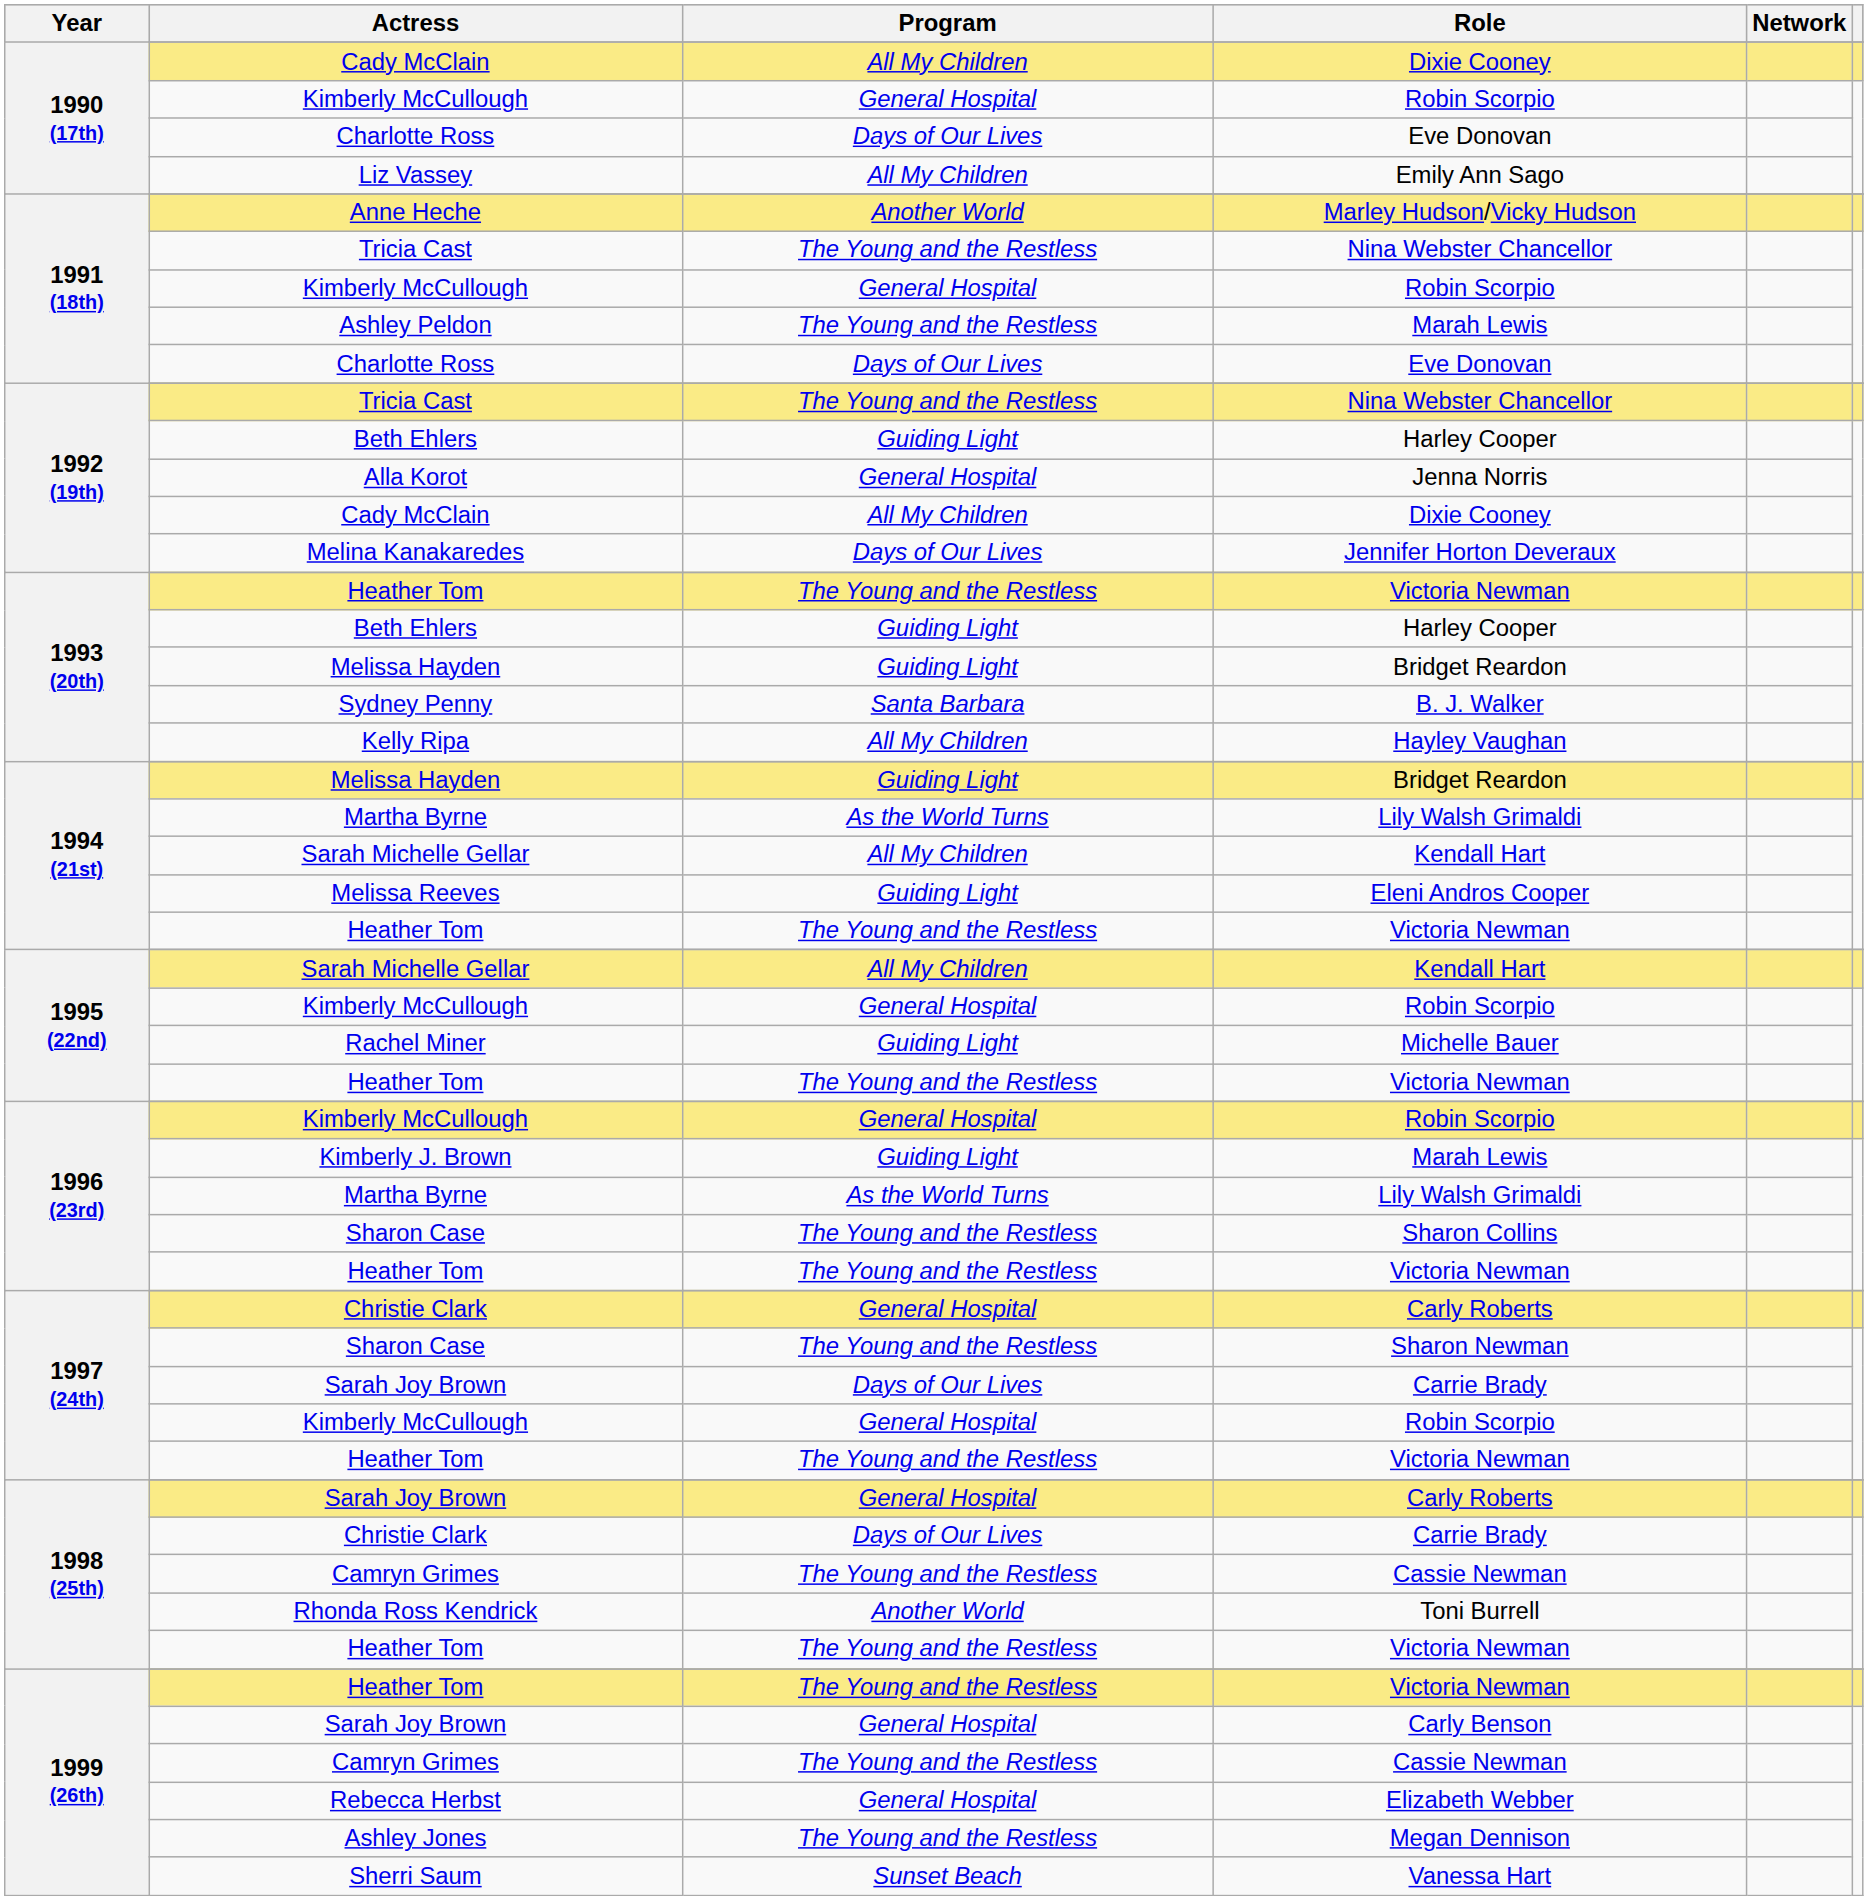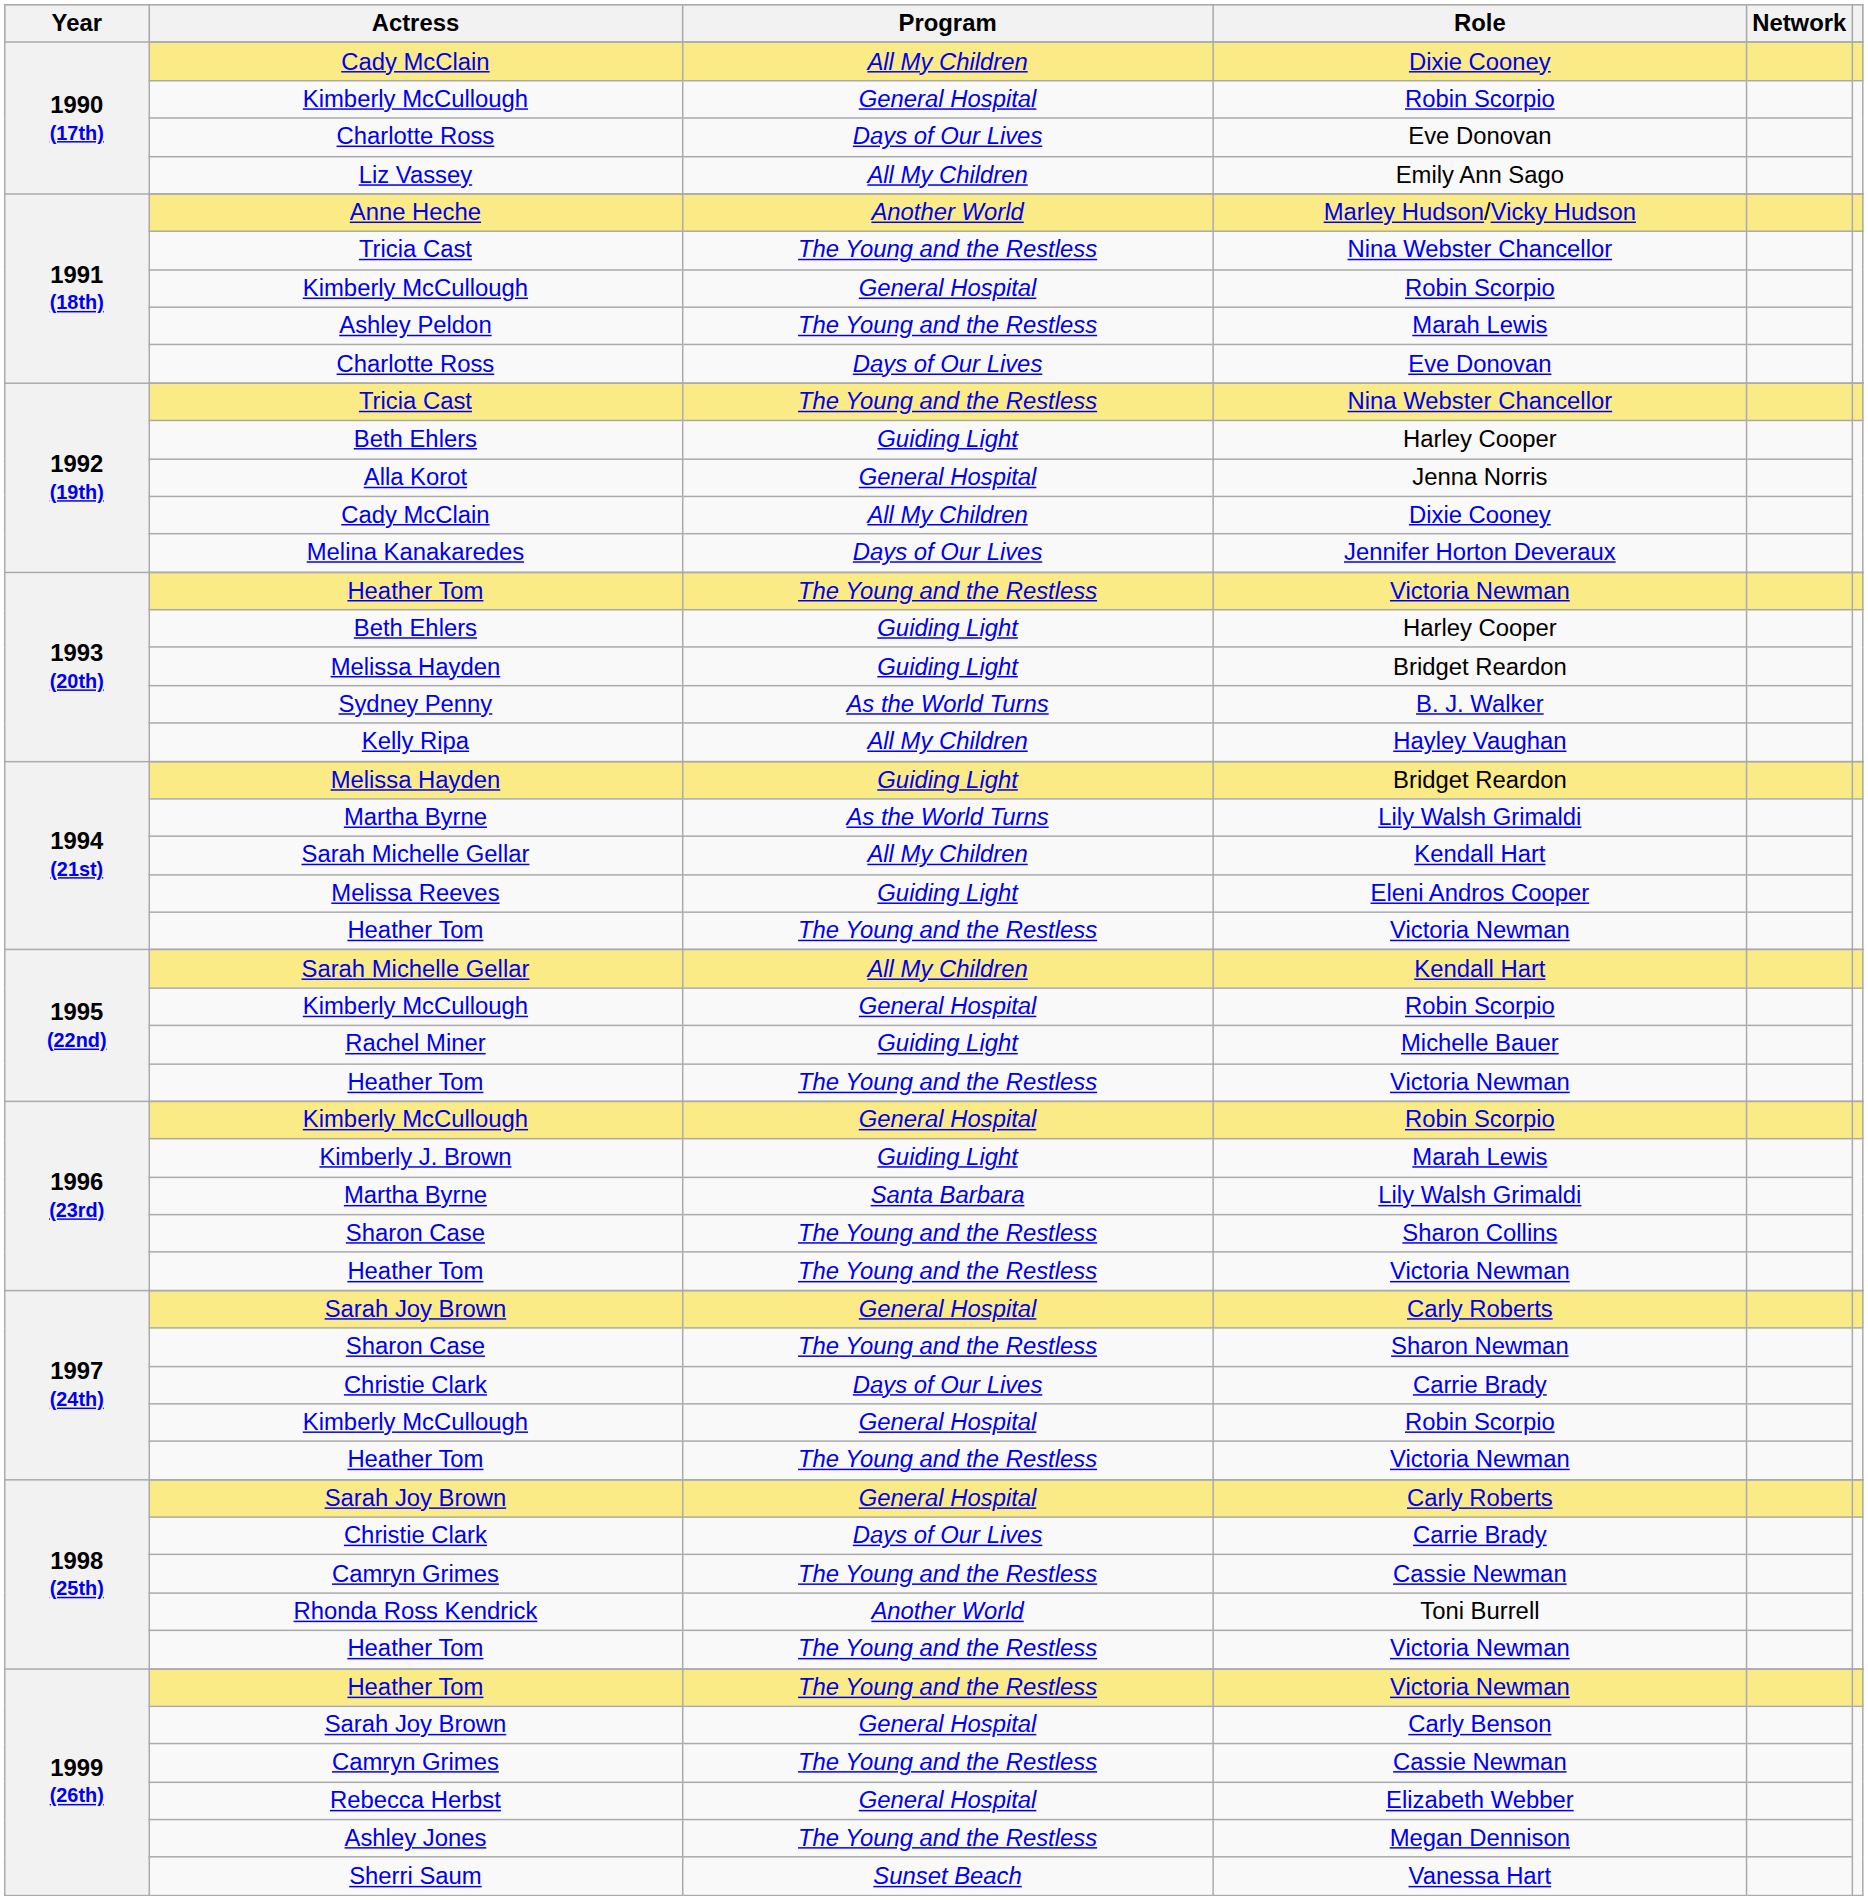(948, 703) Santa Barbara -> (948, 703) As the World Turns
(948, 1195) As the World Turns -> (948, 1195) Santa Barbara
(415, 1308) Christie Clark -> (415, 1308) Sarah Joy Brown
(415, 1384) Sarah Joy Brown -> (415, 1384) Christie Clark
